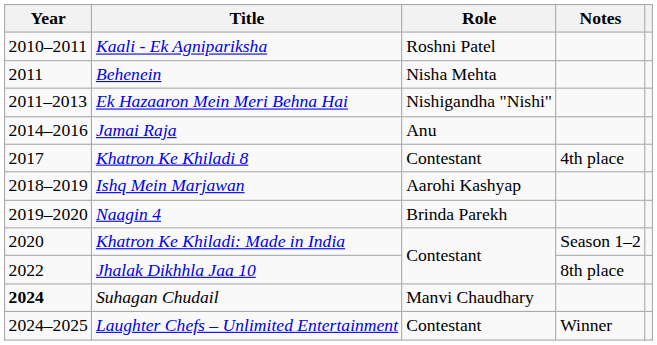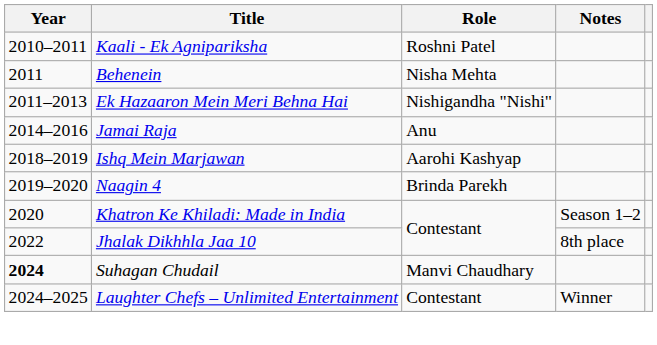- row: (172, 158)
